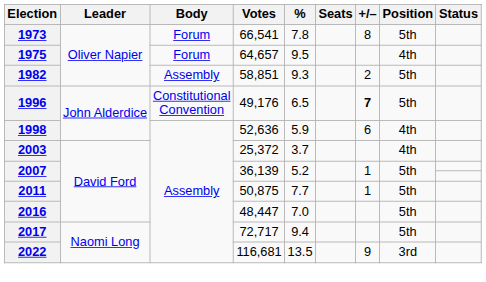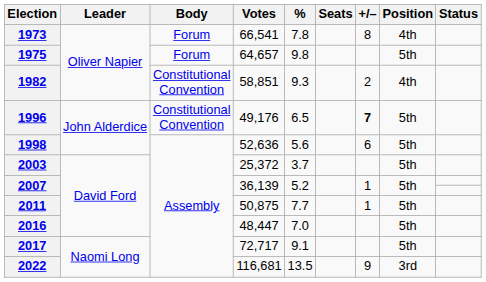(408, 34) 5th -> (408, 34) 4th
(300, 55) 9.5 -> (300, 55) 9.8
(408, 55) 4th -> (408, 55) 5th
(192, 75) Assembly -> (192, 82) Constitutional Convention
(408, 75) 5th -> (408, 82) 4th
(300, 130) 5.9 -> (300, 144) 5.6
(408, 130) 4th -> (408, 144) 5th
(408, 150) 4th -> (408, 165) 5th
(300, 232) 9.4 -> (300, 246) 9.1
